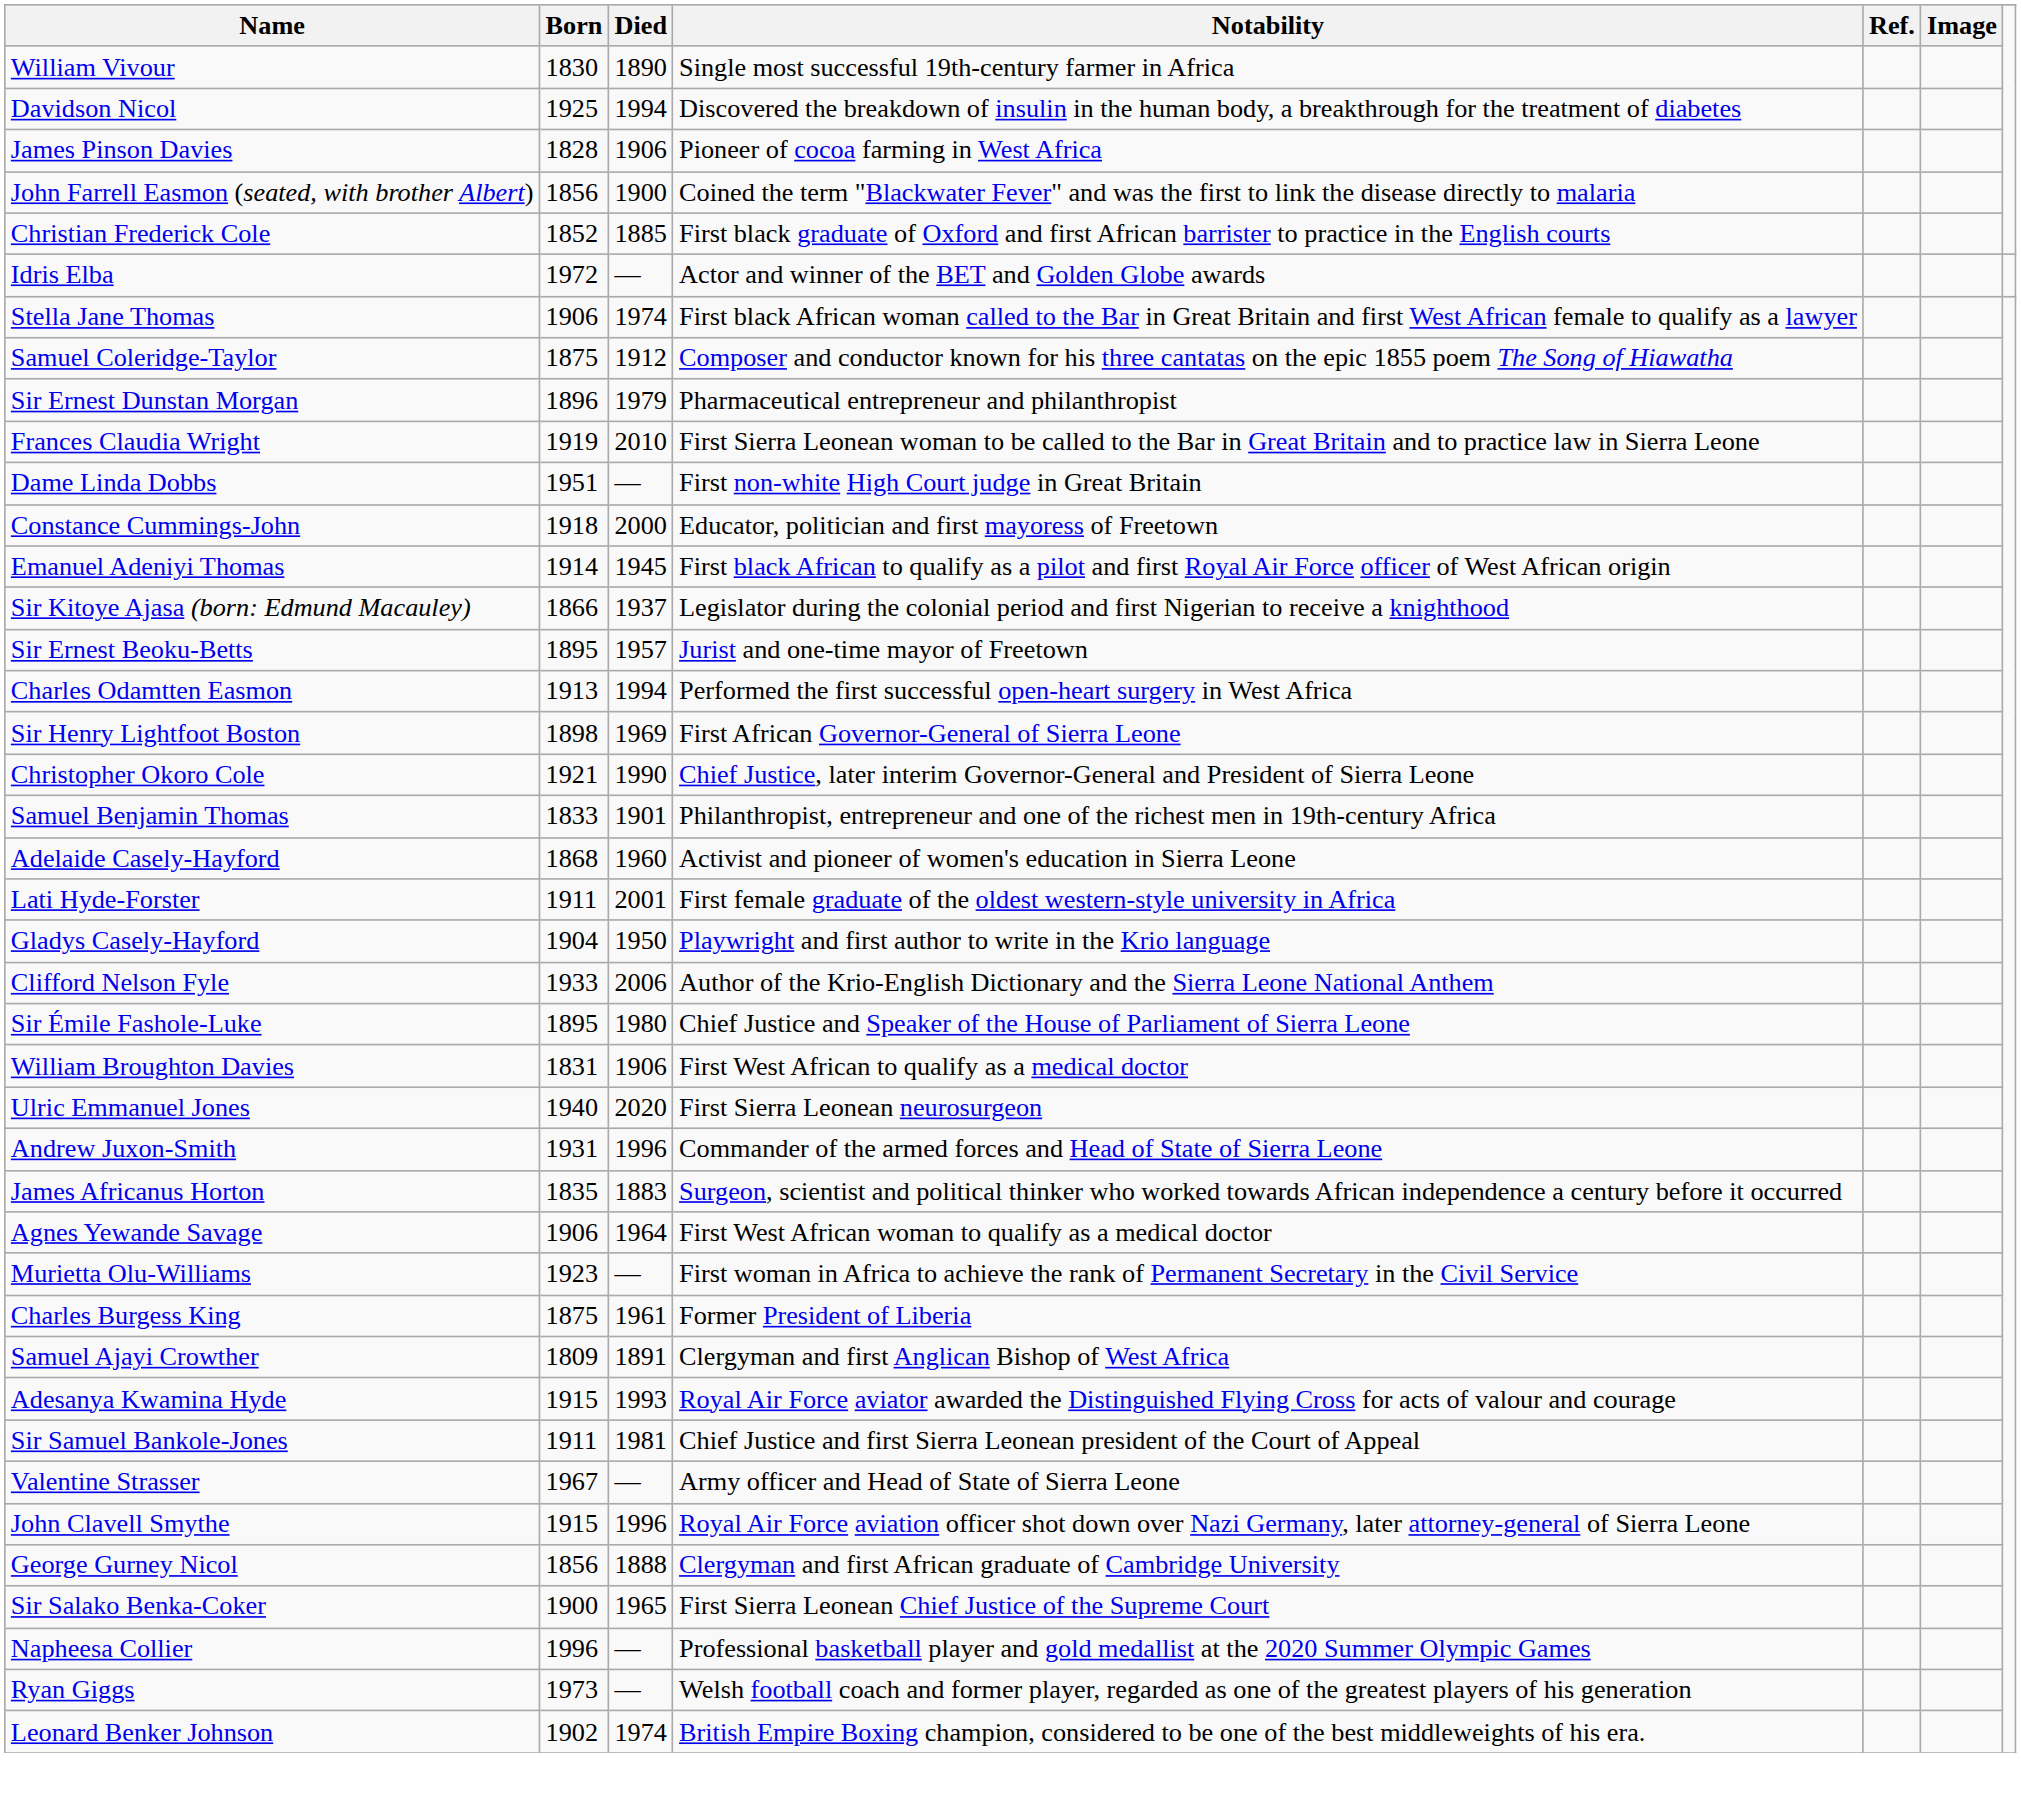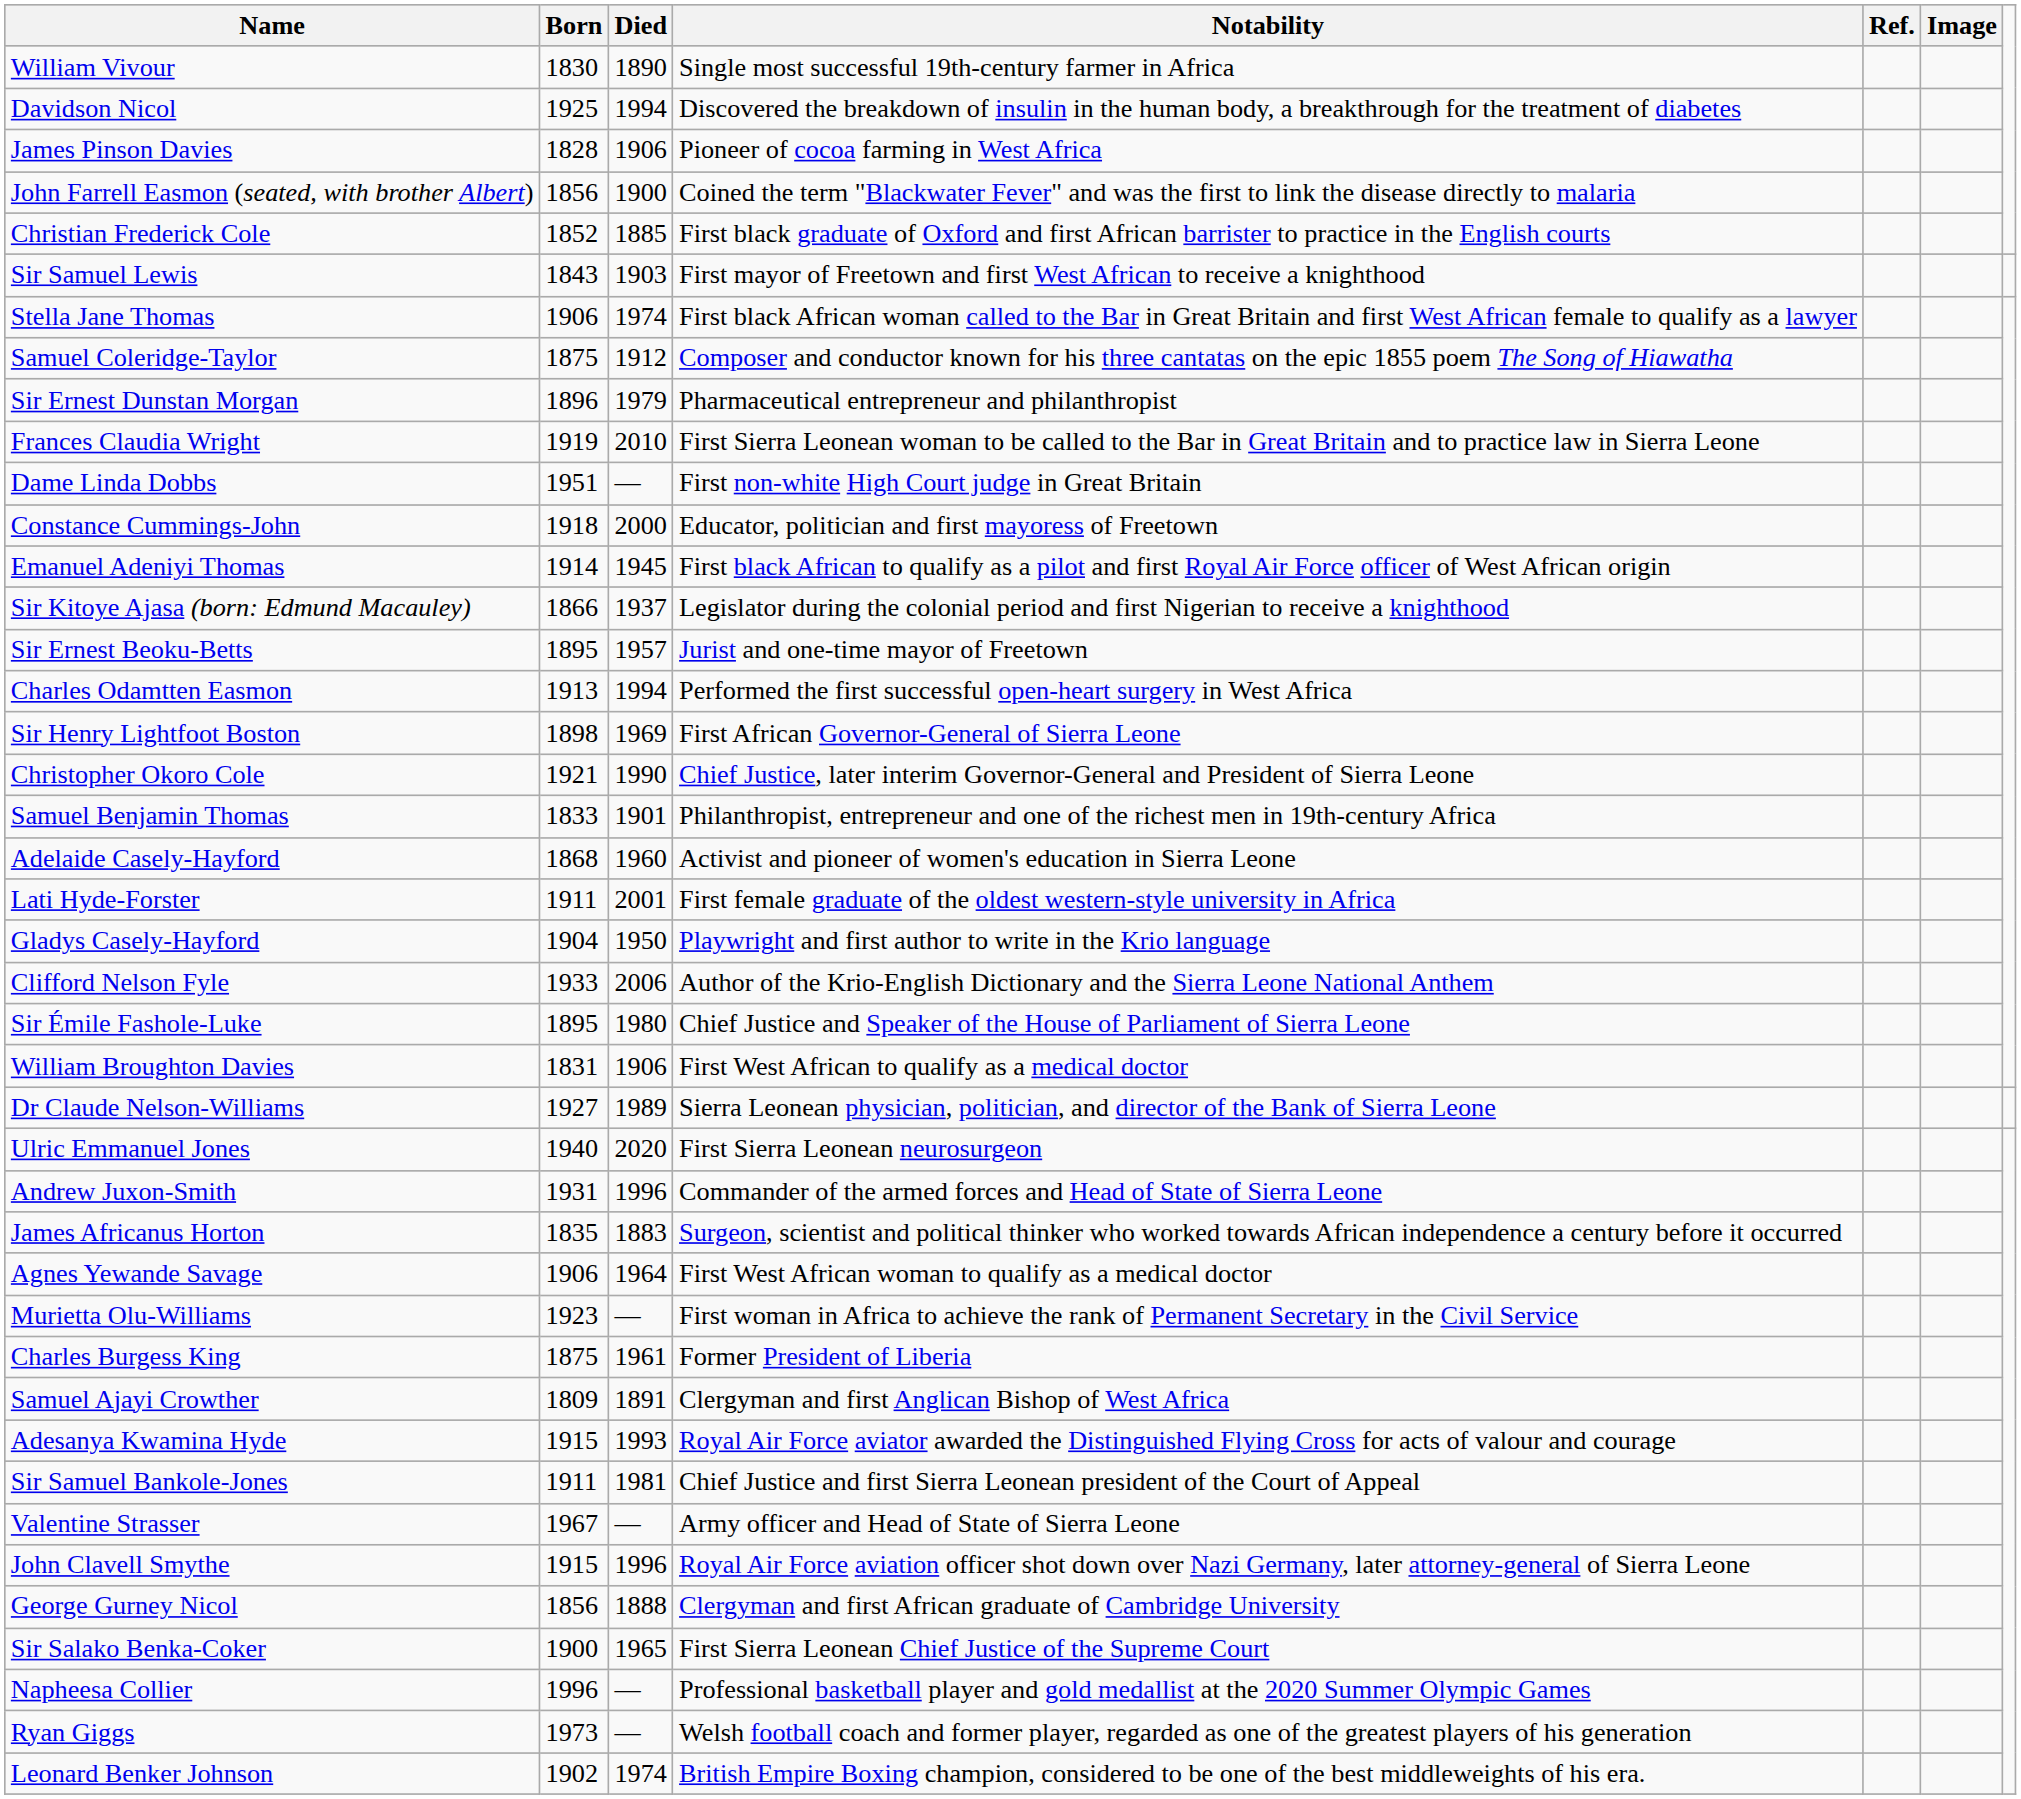+ row: (104, 274)
- row: (62, 274)
+ row: (158, 1107)
